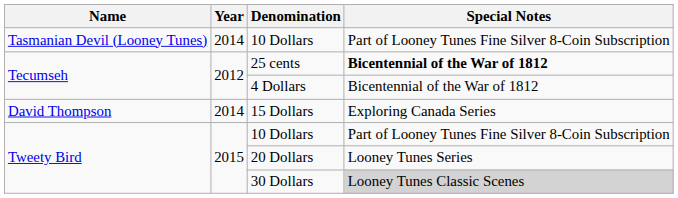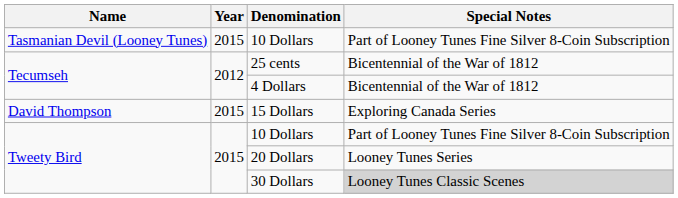(229, 39) 2014 -> (229, 39) 2015
(448, 63) bold -> (443, 63) normal
(229, 110) 2014 -> (229, 110) 2015
